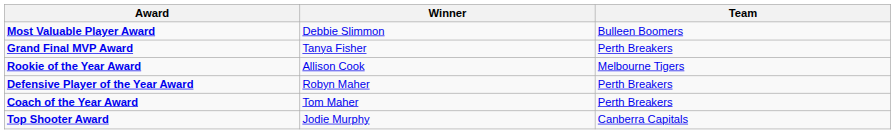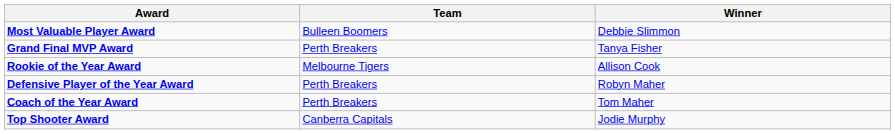columns swapped: (448, 13) <-> (743, 13)
